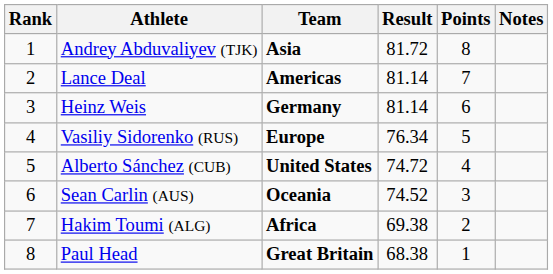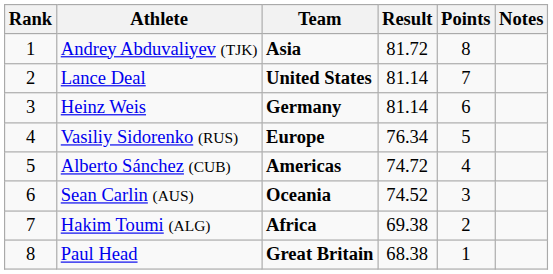(304, 78) Americas -> (319, 78) United States
(319, 166) United States -> (304, 166) Americas
